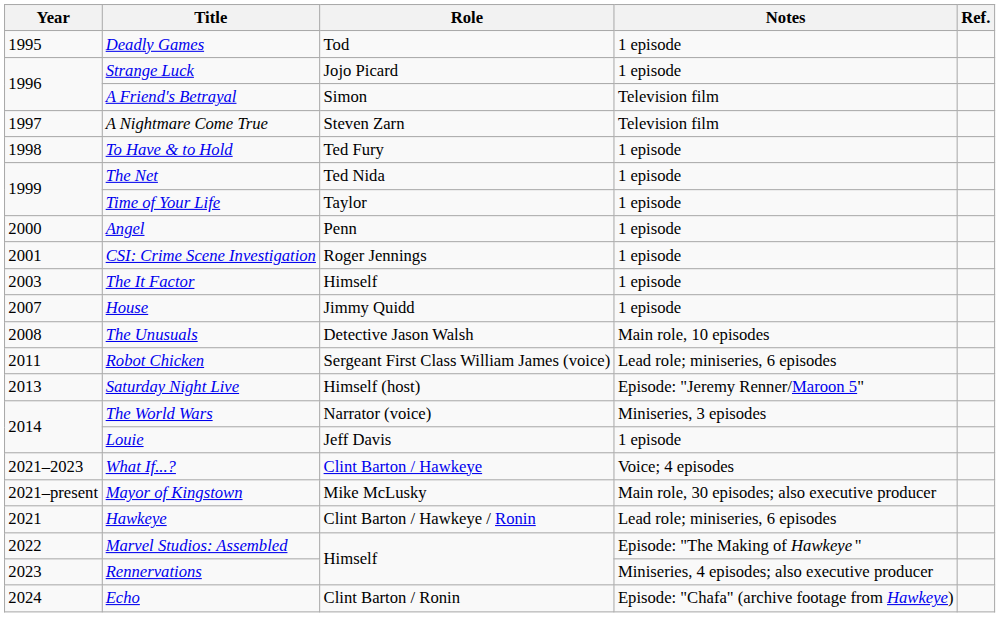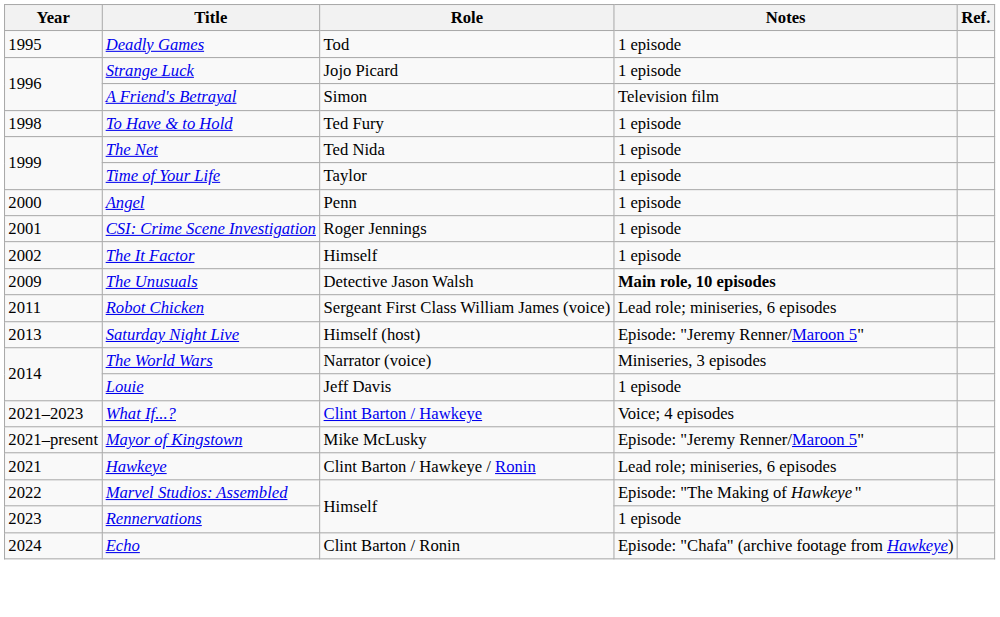- row: (187, 123)
(25, 281) 2003 -> (25, 255) 2002
- row: (127, 307)
(25, 334) 2008 -> (25, 281) 2009
(694, 334) normal -> (697, 281) bold
(777, 492) Main role, 30 episodes; also executive producer -> (741, 439) Episode: "Jeremy Renner/Maroon 5"
(775, 571) Miniseries, 4 episodes; also executive producer -> (650, 519) 1 episode
